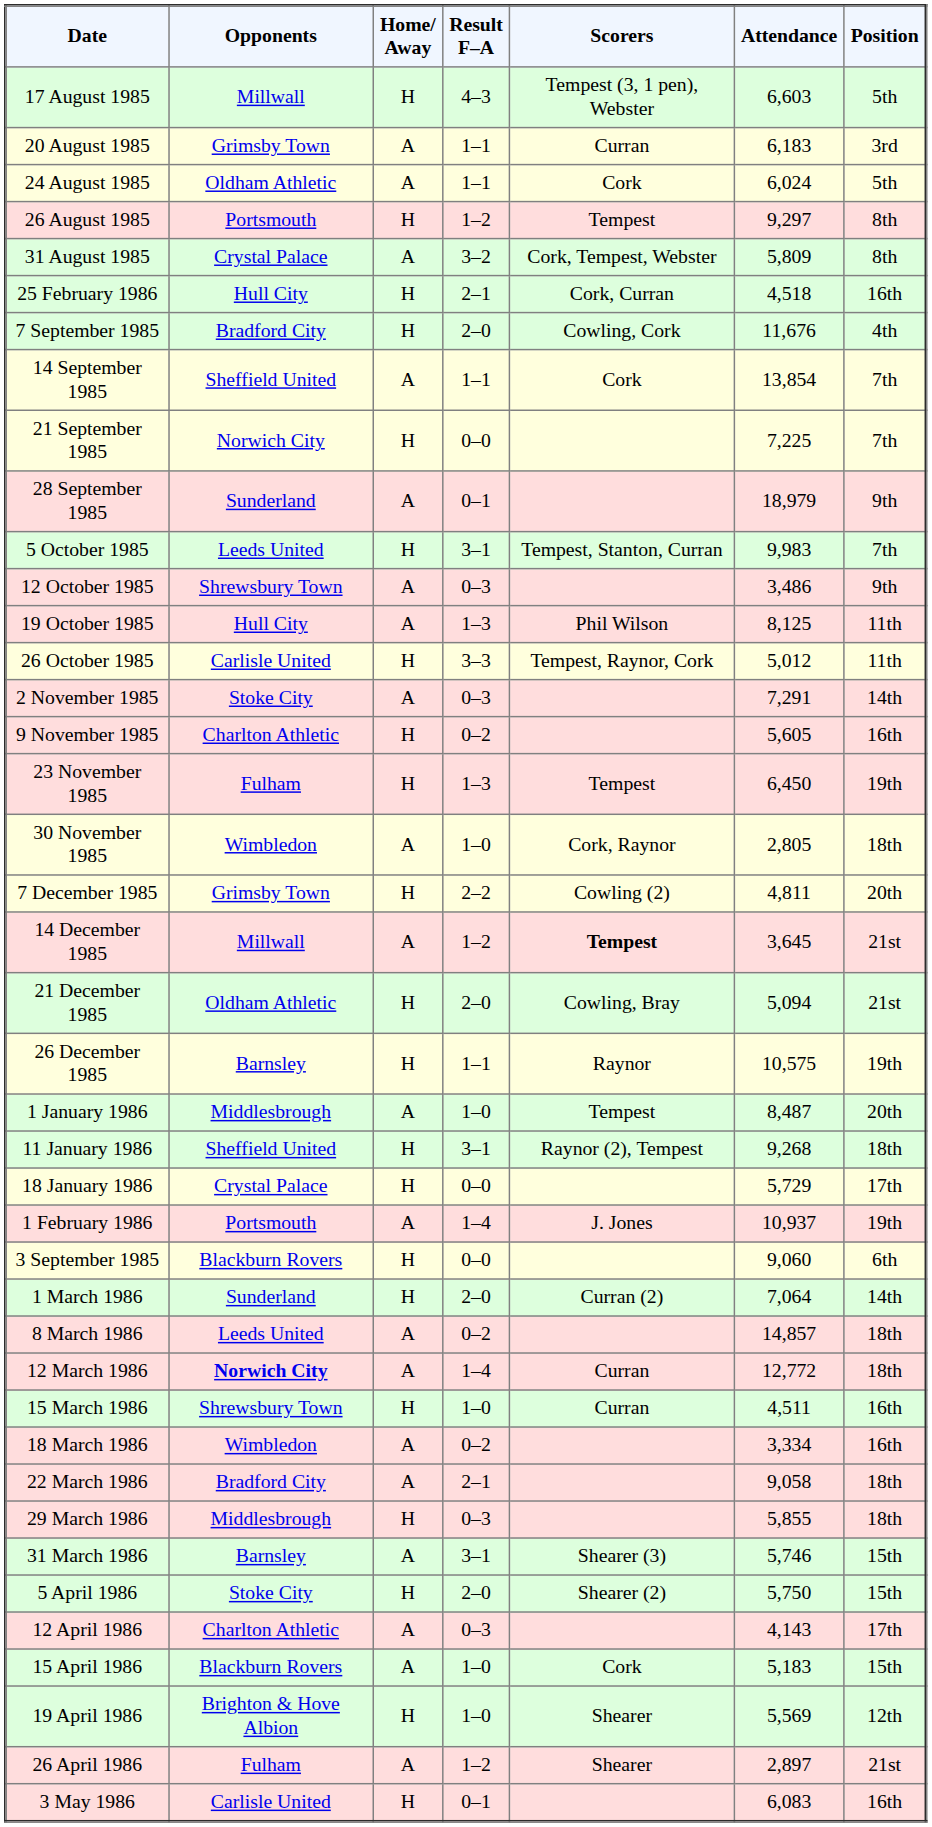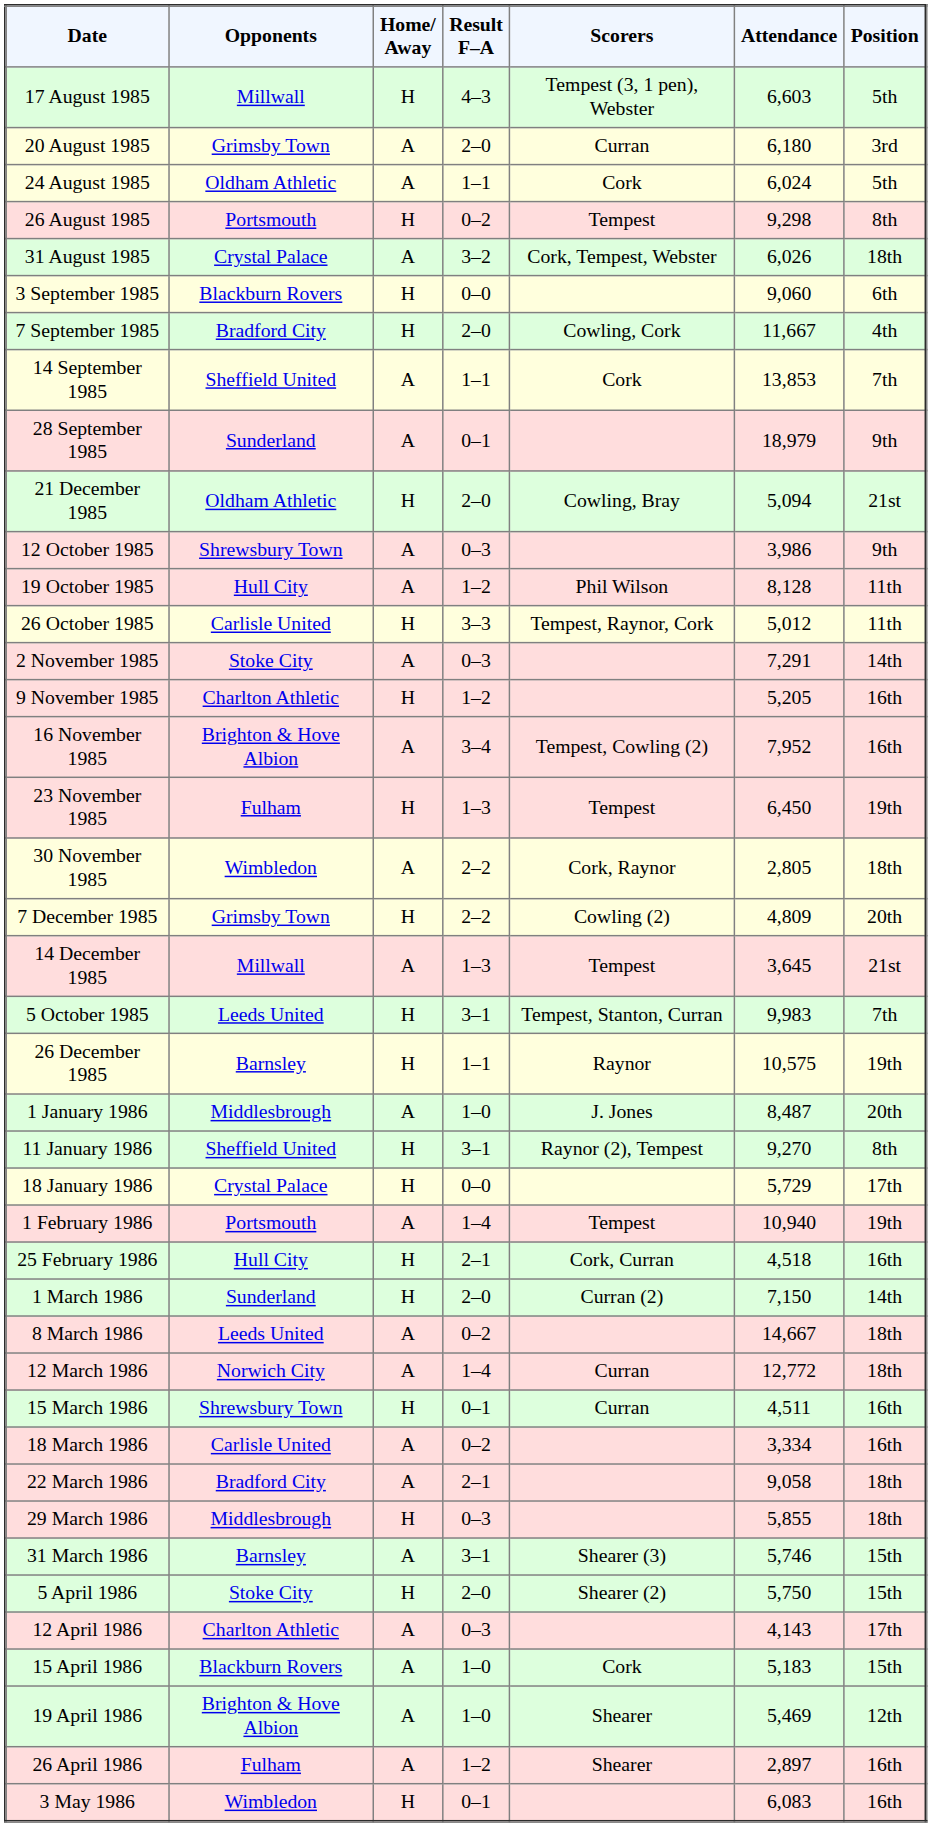(476, 145) 1–1 -> (476, 145) 2–0
(789, 145) 6,183 -> (789, 145) 6,180
(476, 219) 1–2 -> (476, 219) 0–2
(789, 219) 9,297 -> (789, 219) 9,298
(789, 256) 5,809 -> (789, 256) 6,026
(885, 256) 8th -> (885, 256) 18th
rows swapped: (87, 1260) <-> (87, 293)
(789, 330) 11,676 -> (789, 330) 11,667
(789, 379) 13,854 -> (789, 379) 13,853
- row: (87, 440)
rows swapped: (87, 549) <-> (87, 1002)
(789, 586) 3,486 -> (789, 549) 3,986
(476, 623) 1–3 -> (476, 586) 1–2
(789, 623) 8,125 -> (789, 586) 8,128
(476, 734) 0–2 -> (476, 697) 1–2
(789, 734) 5,605 -> (789, 697) 5,205
+ row: (87, 746)
(476, 844) 1–0 -> (476, 868) 2–2
(789, 893) 4,811 -> (789, 916) 4,809
(476, 942) 1–2 -> (476, 965) 1–3
(622, 942) bold -> (622, 965) normal
(622, 1112) Tempest -> (622, 1112) J. Jones
(789, 1149) 9,268 -> (789, 1149) 9,270
(885, 1149) 18th -> (885, 1149) 8th
(622, 1223) J. Jones -> (622, 1223) Tempest
(789, 1223) 10,937 -> (789, 1223) 10,940
(789, 1297) 7,064 -> (789, 1297) 7,150
(789, 1334) 14,857 -> (789, 1334) 14,667
(271, 1371) bold -> (271, 1371) normal
(476, 1408) 1–0 -> (476, 1408) 0–1
(271, 1445) Wimbledon -> (271, 1445) Carlisle United
(408, 1716) H -> (408, 1716) A
(789, 1716) 5,569 -> (789, 1716) 5,469
(885, 1764) 21st -> (885, 1764) 16th
(271, 1801) Carlisle United -> (271, 1801) Wimbledon
